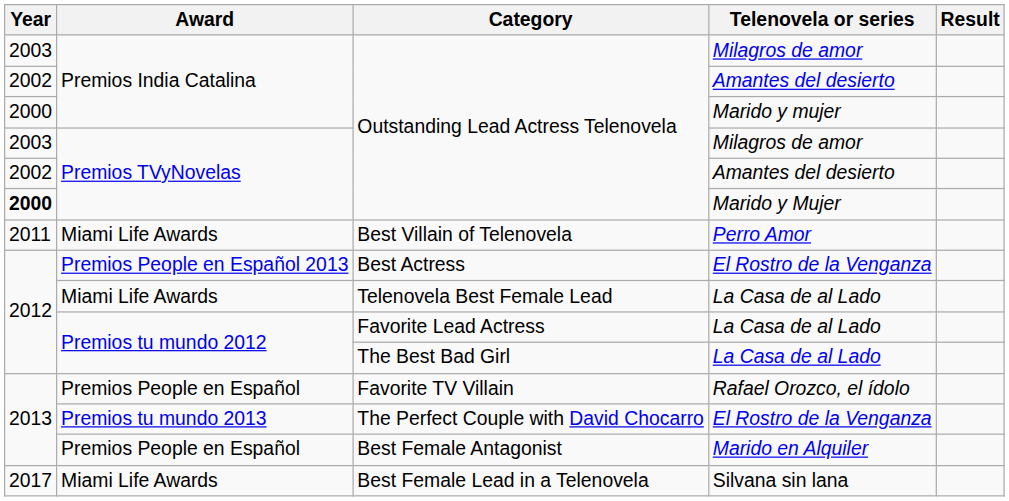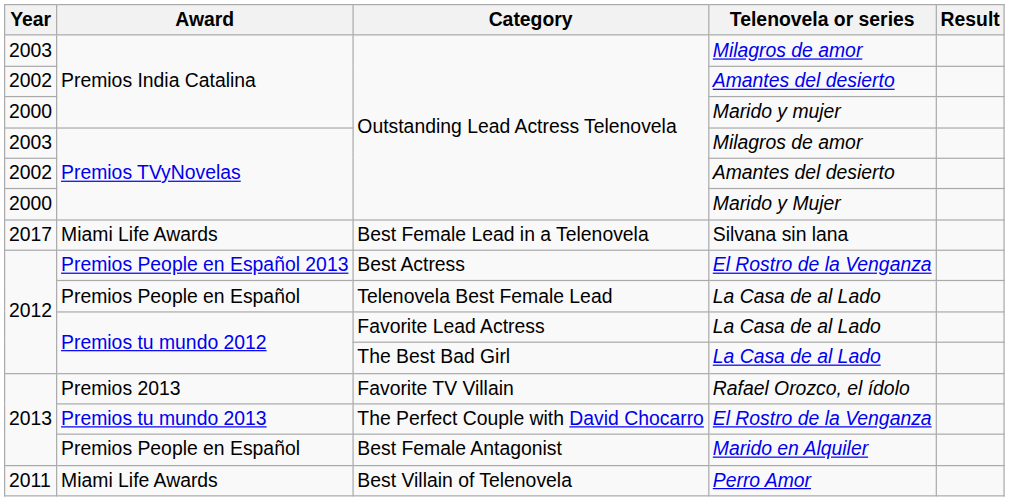(31, 204) bold -> (31, 204) normal
rows swapped: (465, 234) <-> (503, 480)
(139, 296) Miami Life Awards -> (181, 296) Premios People en Español
(181, 388) Premios People en Español -> (121, 388) Premios 2013
